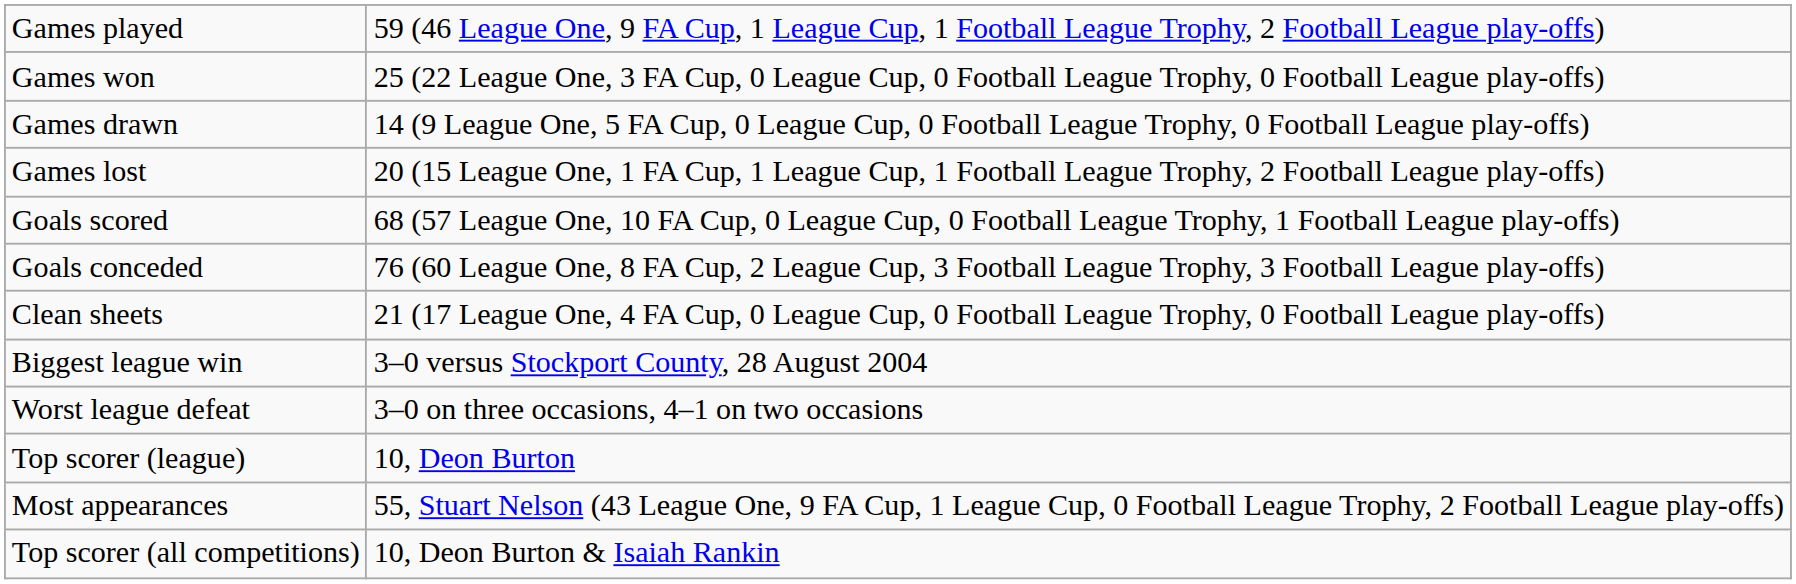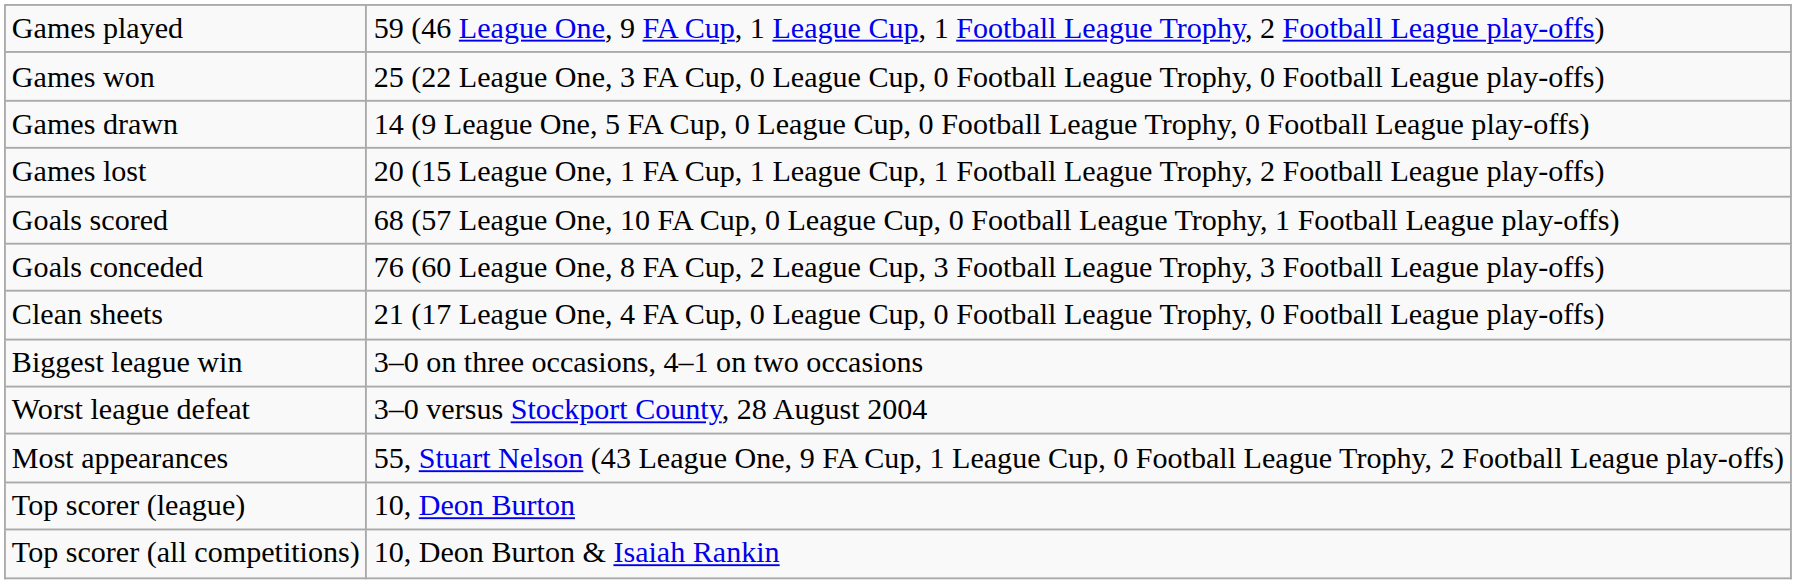(650, 362) 3–0 versus Stockport County, 28 August 2004 -> (648, 362) 3–0 on three occasions, 4–1 on two occasions
(648, 409) 3–0 on three occasions, 4–1 on two occasions -> (650, 409) 3–0 versus Stockport County, 28 August 2004
rows swapped: (120, 505) <-> (129, 457)
